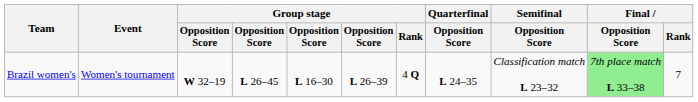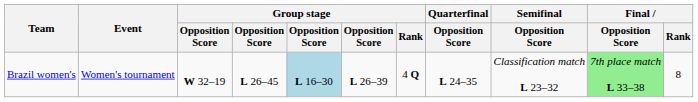(314, 81) no background -> (314, 81) lightblue background
(678, 75) 7 -> (678, 75) 8
